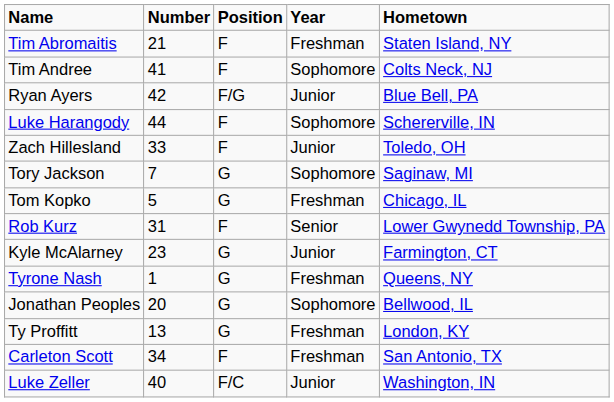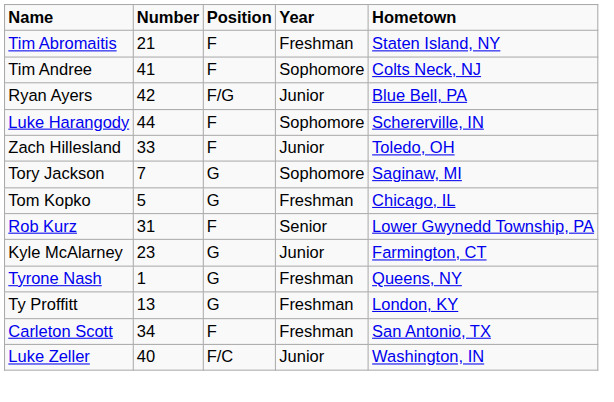- row: (74, 305)
